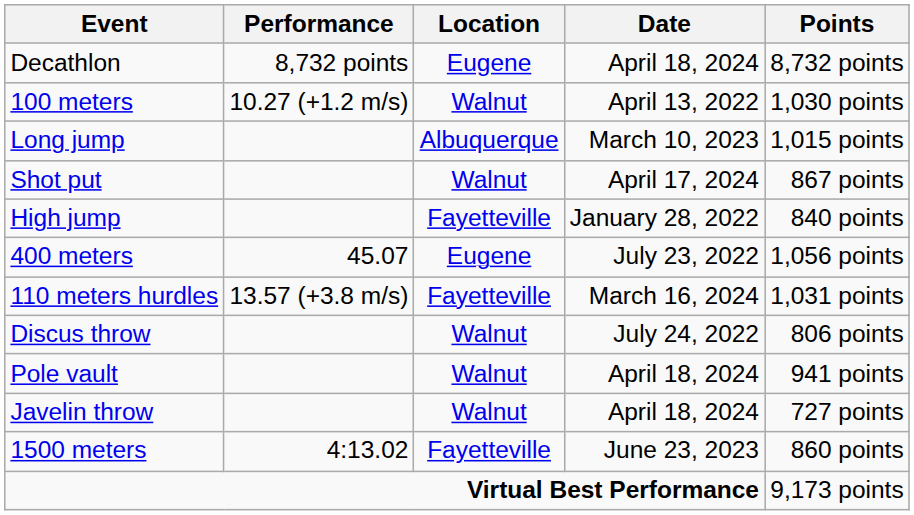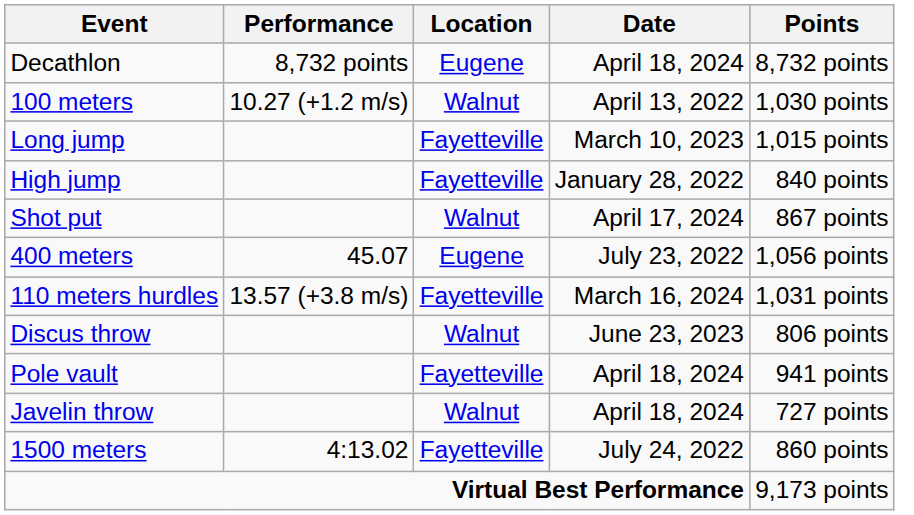(489, 140) Albuquerque -> (482, 140) Fayetteville
rows swapped: (56, 179) <-> (66, 218)
(686, 334) July 24, 2022 -> (666, 334) June 23, 2023
(489, 373) Walnut -> (482, 373) Fayetteville
(681, 450) June 23, 2023 -> (671, 450) July 24, 2022
